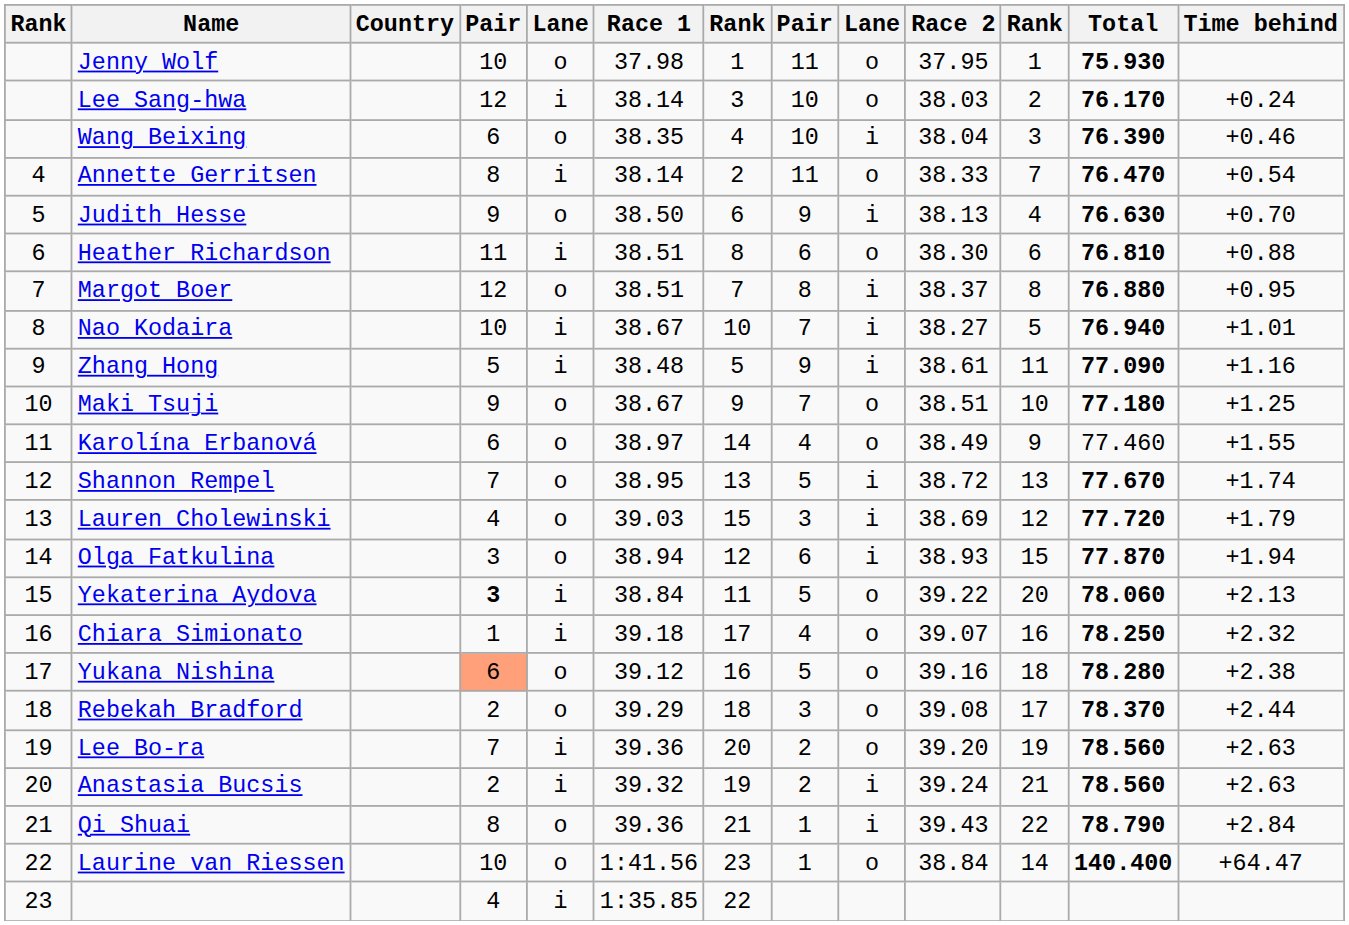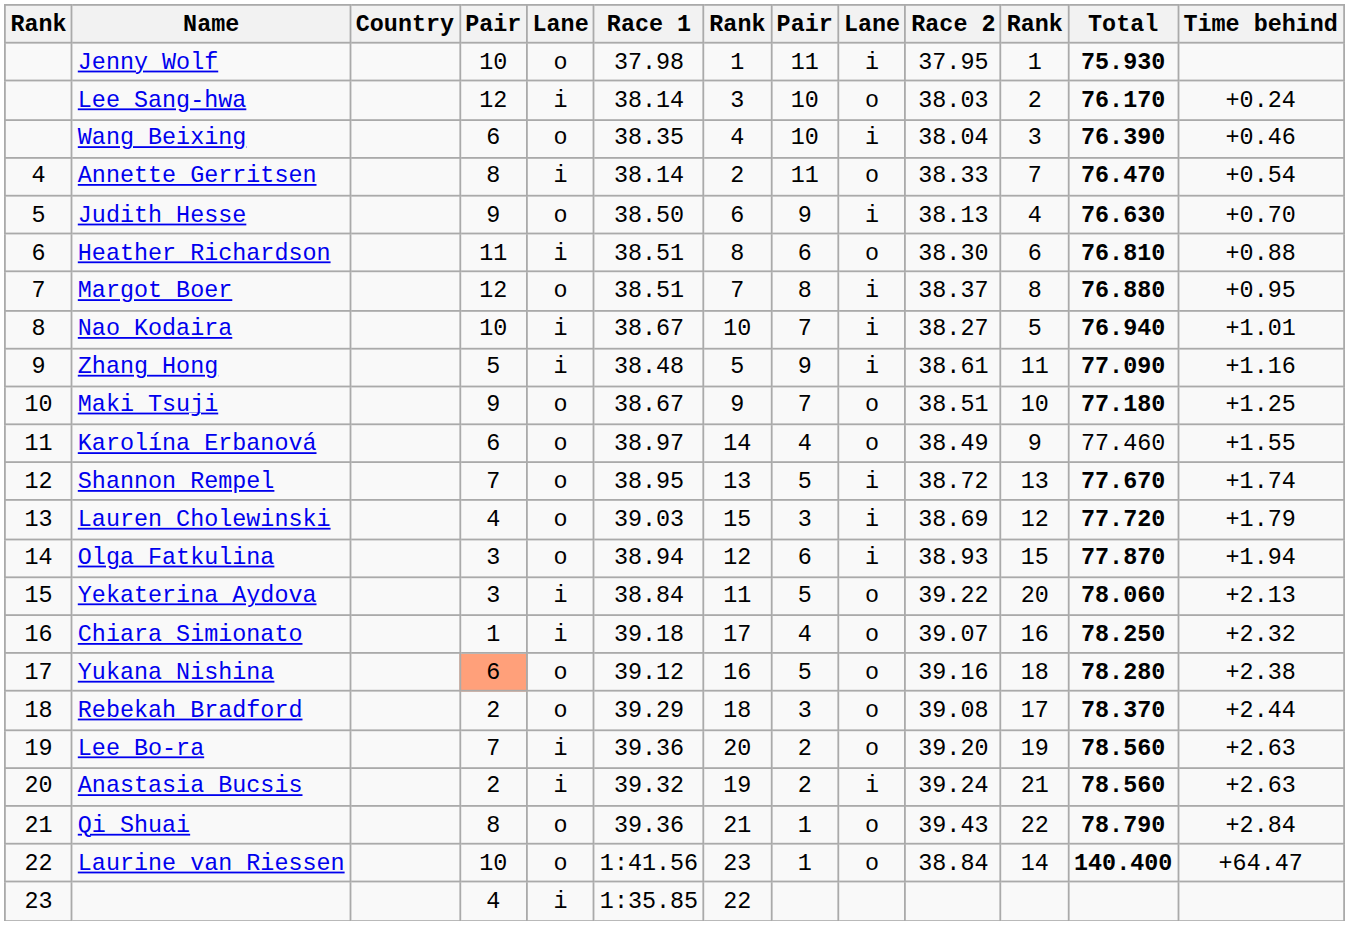(872, 62) o -> (872, 62) i
(493, 596) bold -> (493, 596) normal
(872, 825) i -> (872, 825) o
